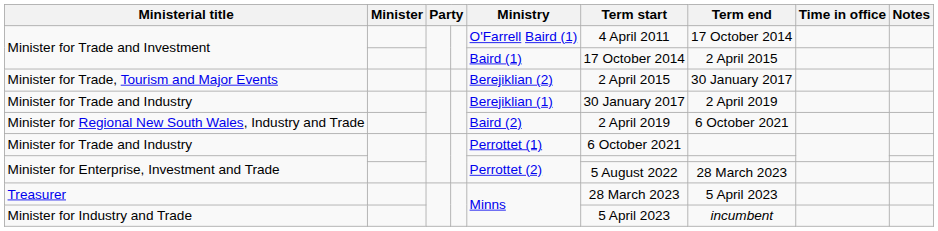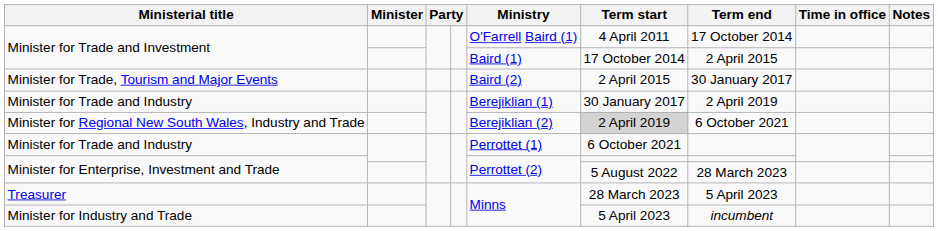(511, 79) Berejiklian (2) -> (496, 79) Baird (2)
(496, 123) Baird (2) -> (511, 123) Berejiklian (2)
(634, 123) no background -> (634, 123) lightgrey background
